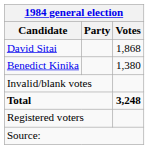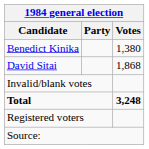rows swapped: (32, 48) <-> (43, 65)
